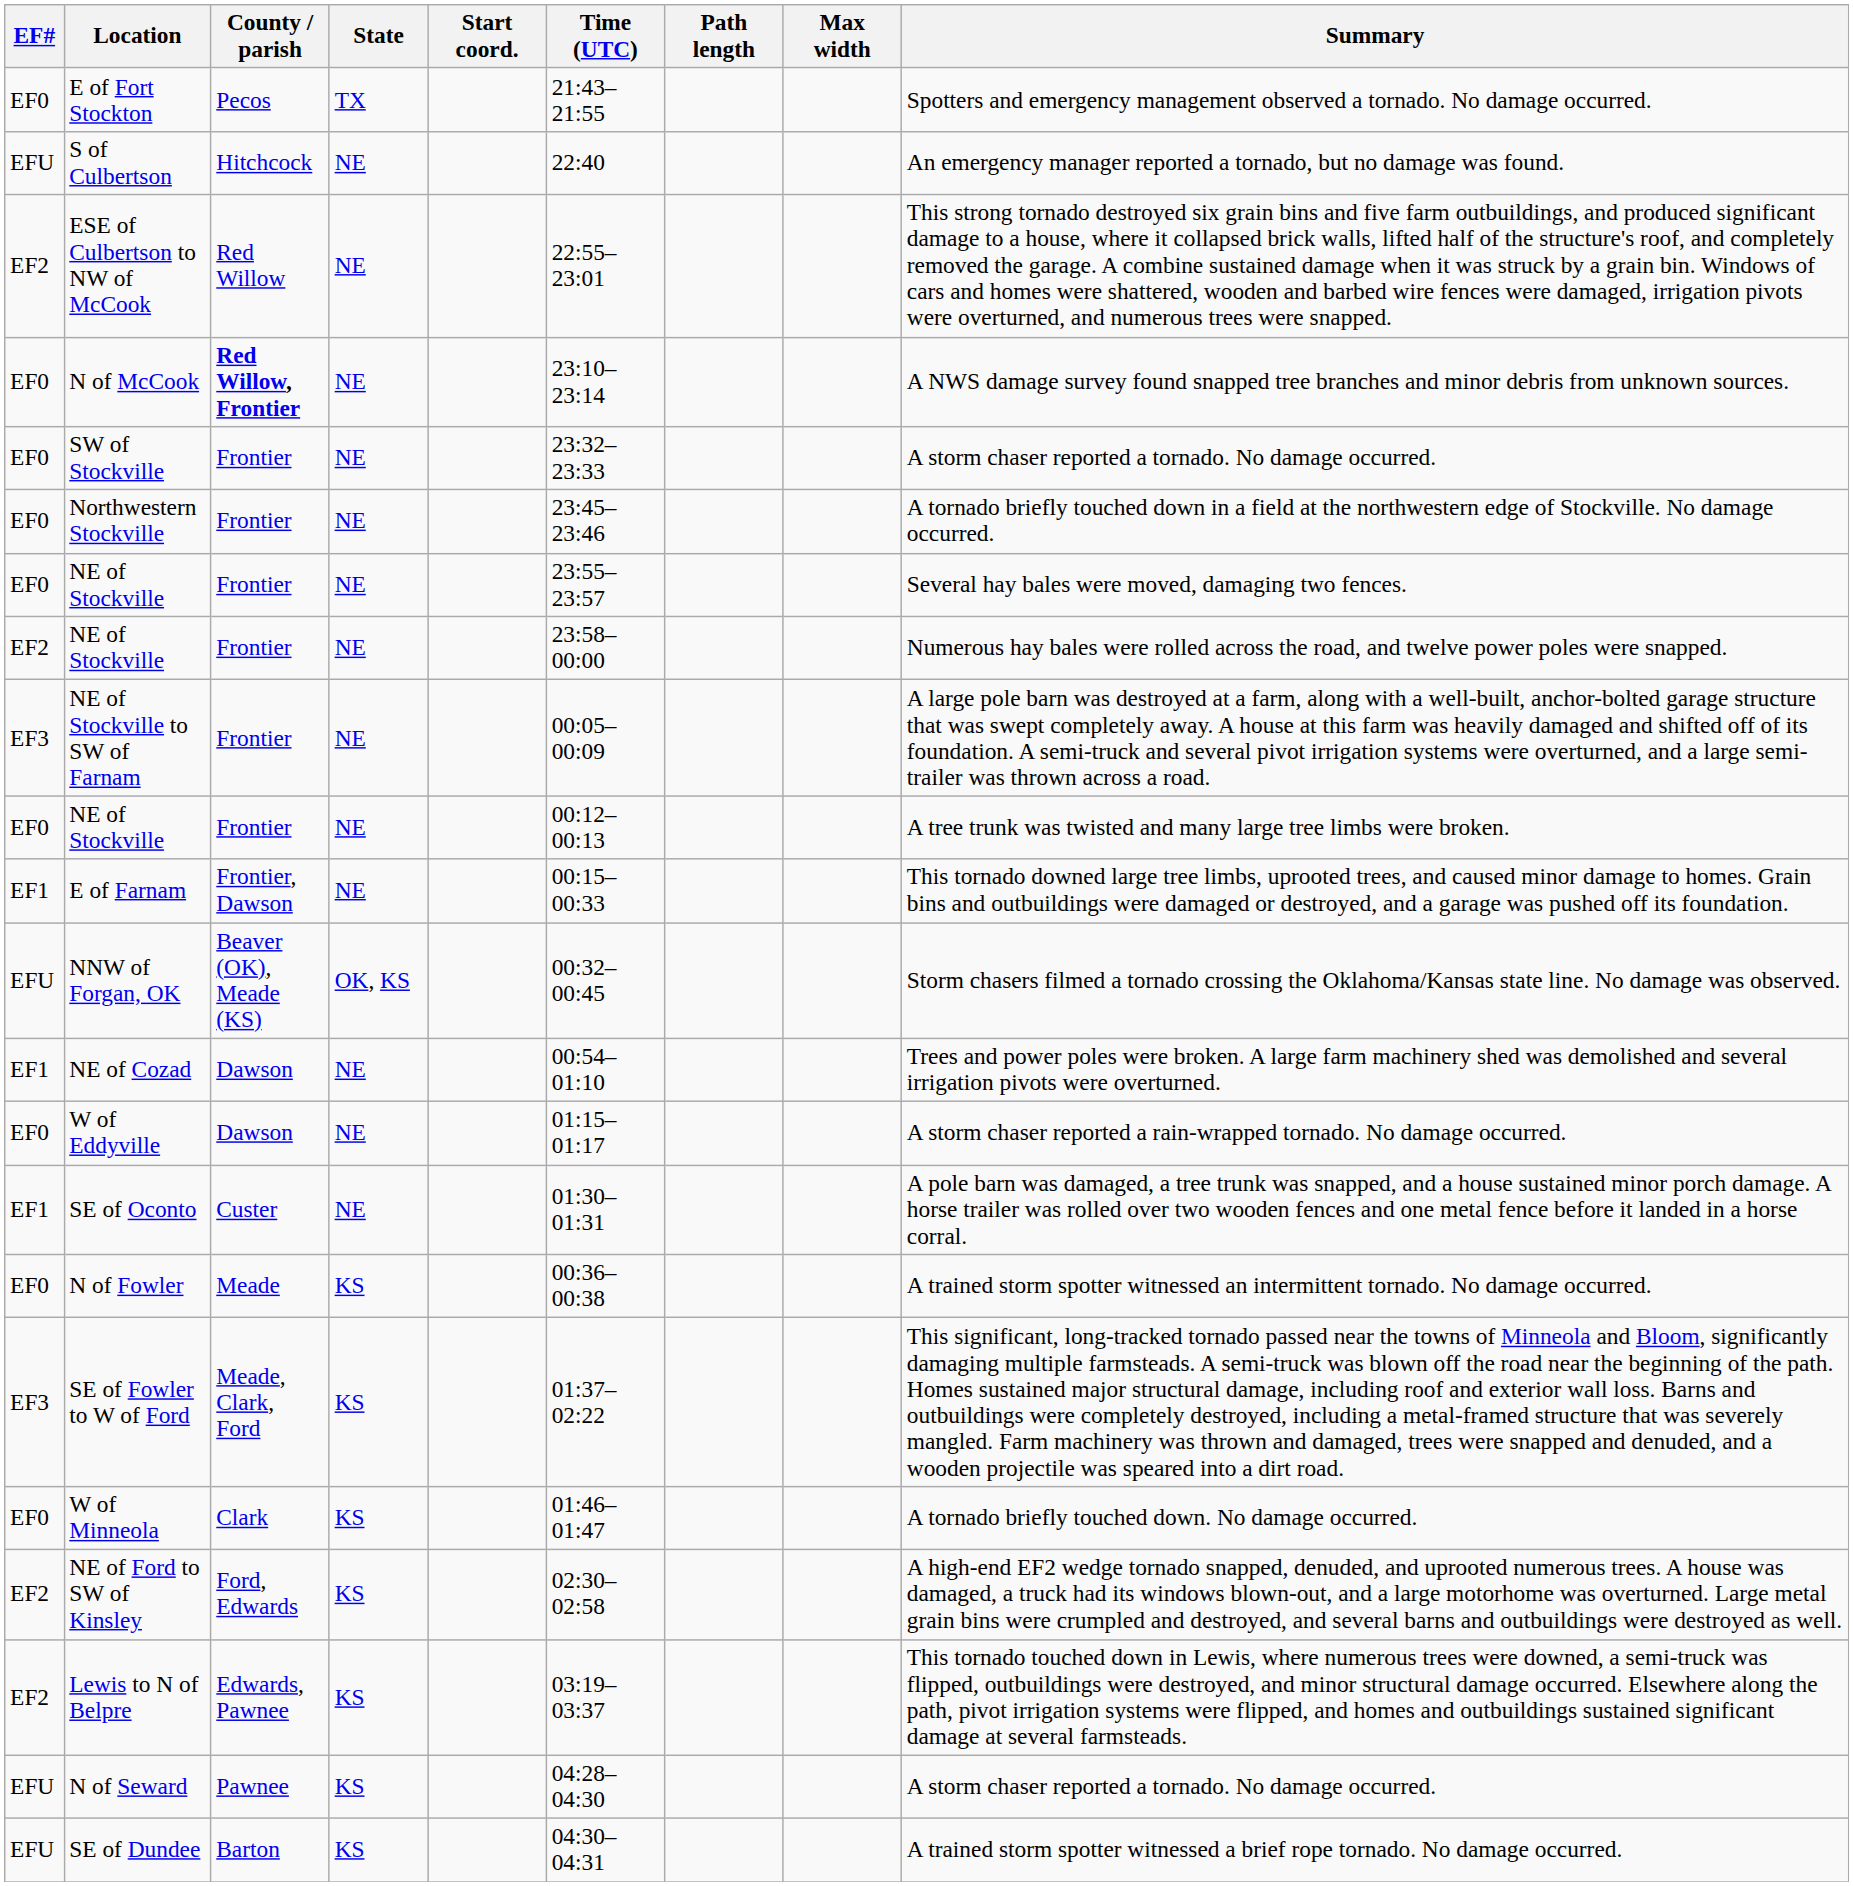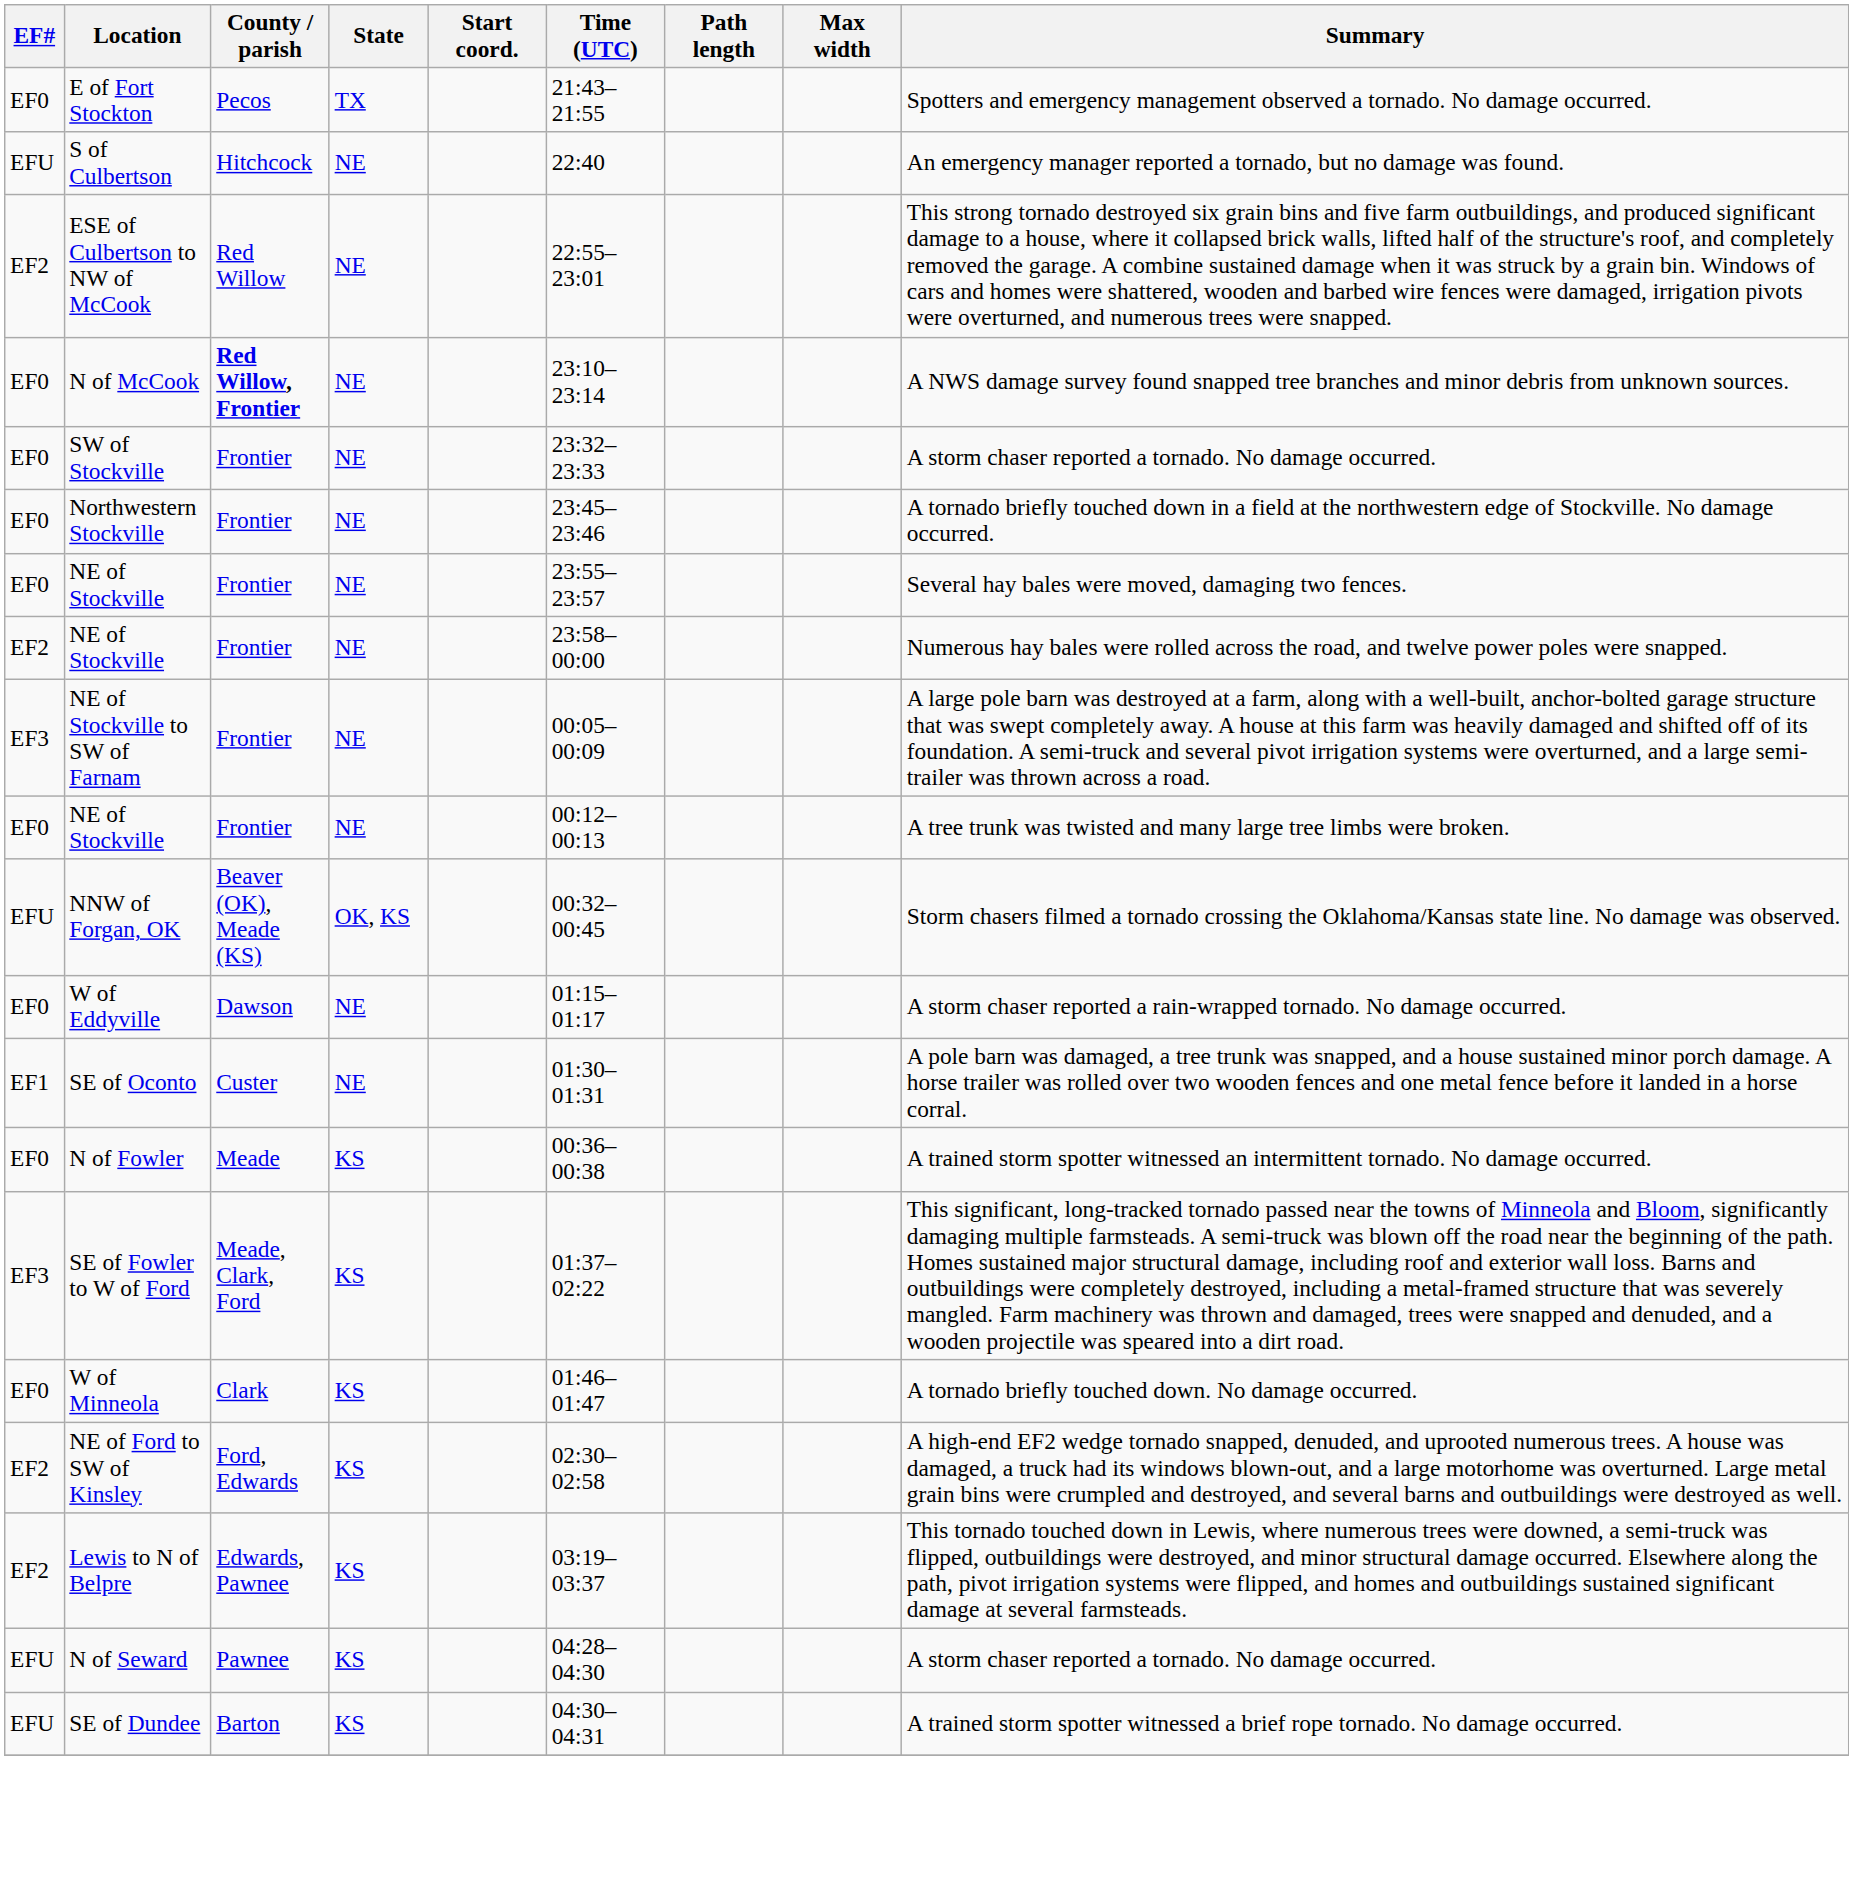- row: (30, 890)
- row: (30, 1069)
